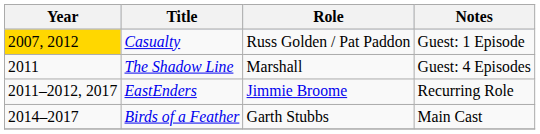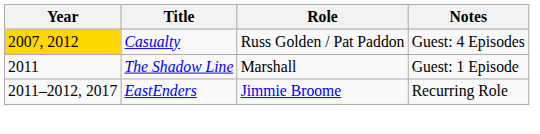(471, 41) Guest: 1 Episode -> (468, 41) Guest: 4 Episodes
(474, 66) Guest: 4 Episodes -> (465, 66) Guest: 1 Episode
- row: (182, 116)
